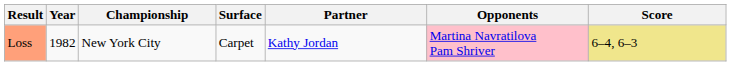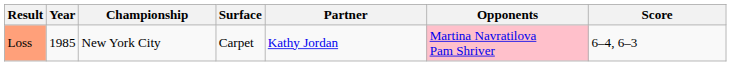(62, 43) 1982 -> (62, 43) 1985
(614, 43) khaki background -> (614, 43) no background
